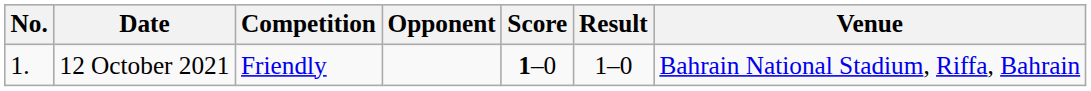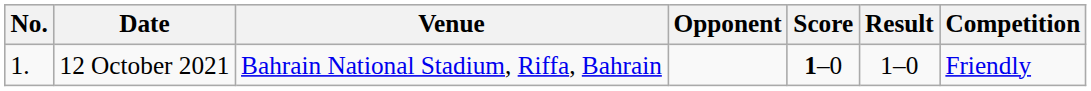columns swapped: (870, 24) <-> (308, 24)
